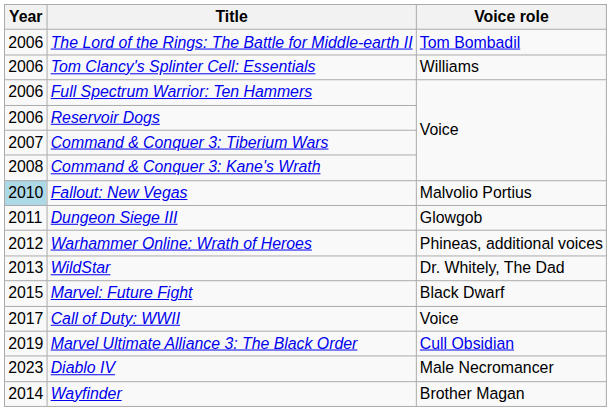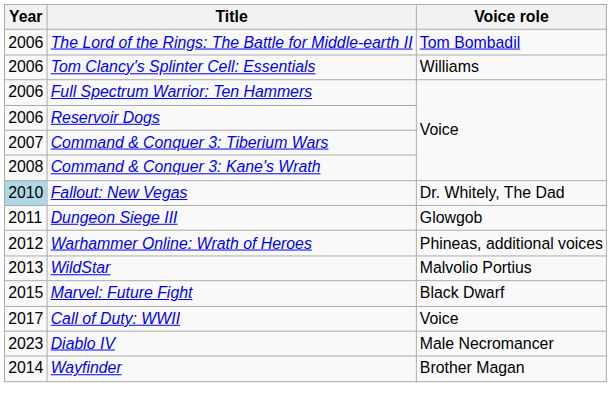(476, 192) Malvolio Portius -> (492, 192) Dr. Whitely, The Dad
(492, 268) Dr. Whitely, The Dad -> (476, 268) Malvolio Portius
- row: (204, 343)
